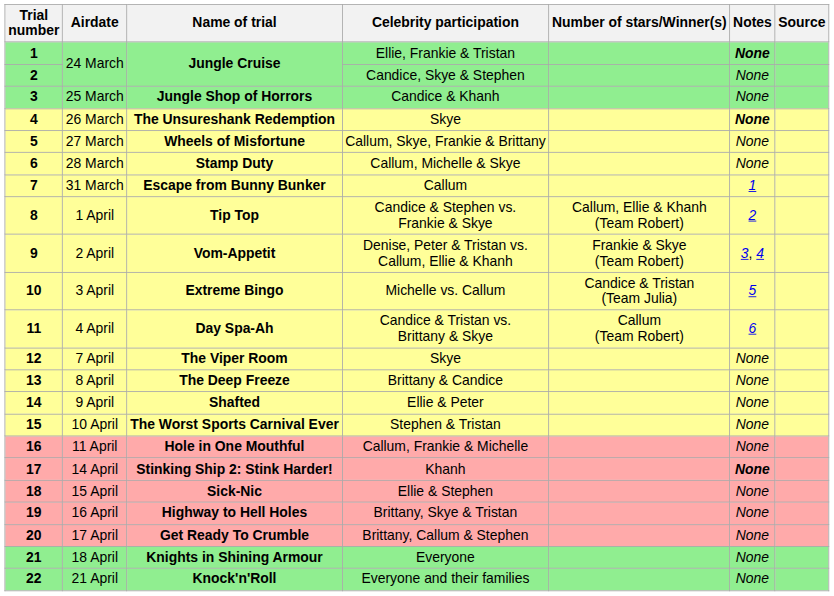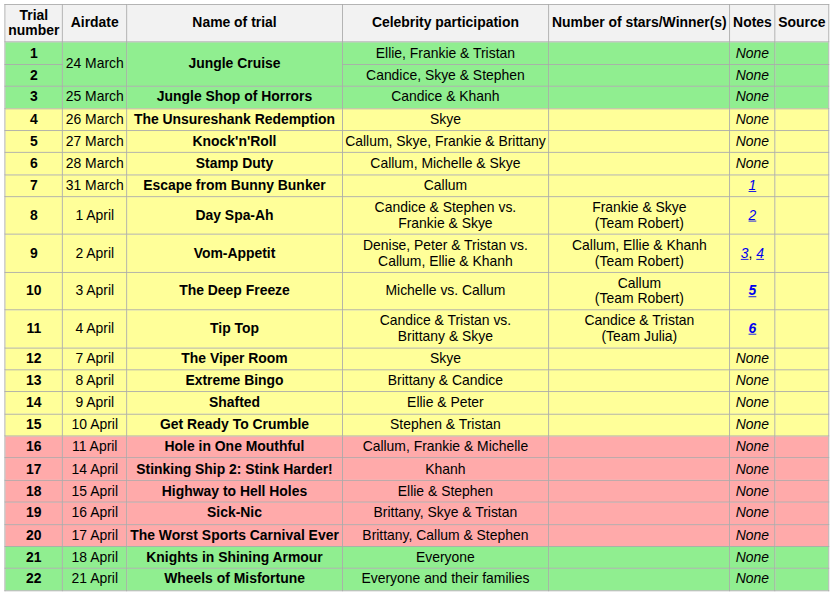(752, 53) bold -> (752, 53) normal
(752, 119) bold -> (752, 119) normal
(235, 141) Wheels of Misfortune -> (235, 141) Knock'n'Roll
(235, 215) Tip Top -> (235, 215) Day Spa-Ah
(639, 215) Callum, Ellie & Khanh (Team Robert) -> (639, 215) Frankie & Skye (Team Robert)
(639, 253) Frankie & Skye (Team Robert) -> (639, 253) Callum, Ellie & Khanh (Team Robert)
(235, 291) Extreme Bingo -> (235, 291) The Deep Freeze
(639, 291) Candice & Tristan (Team Julia) -> (639, 291) Callum (Team Robert)
(752, 291) normal -> (752, 291) bold
(235, 328) Day Spa-Ah -> (235, 328) Tip Top
(639, 328) Callum (Team Robert) -> (639, 328) Candice & Tristan (Team Julia)
(752, 328) normal -> (752, 328) bold
(235, 380) The Deep Freeze -> (235, 380) Extreme Bingo
(235, 424) The Worst Sports Carnival Ever -> (235, 424) Get Ready To Crumble
(752, 469) bold -> (752, 469) normal
(235, 491) Sick-Nic -> (235, 491) Highway to Hell Holes
(235, 513) Highway to Hell Holes -> (235, 513) Sick-Nic
(235, 535) Get Ready To Crumble -> (235, 535) The Worst Sports Carnival Ever
(235, 579) Knock'n'Roll -> (235, 579) Wheels of Misfortune
